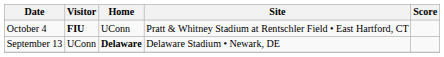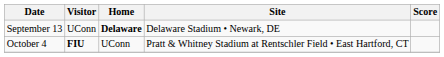rows swapped: (34, 44) <-> (27, 28)
